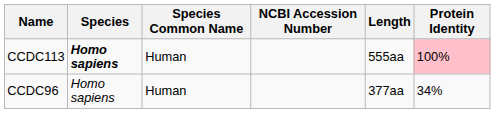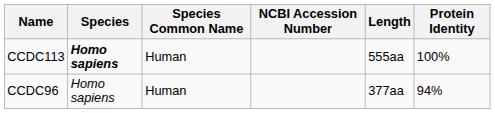(433, 56) pink background -> (433, 56) no background
(430, 91) 34% -> (430, 91) 94%
